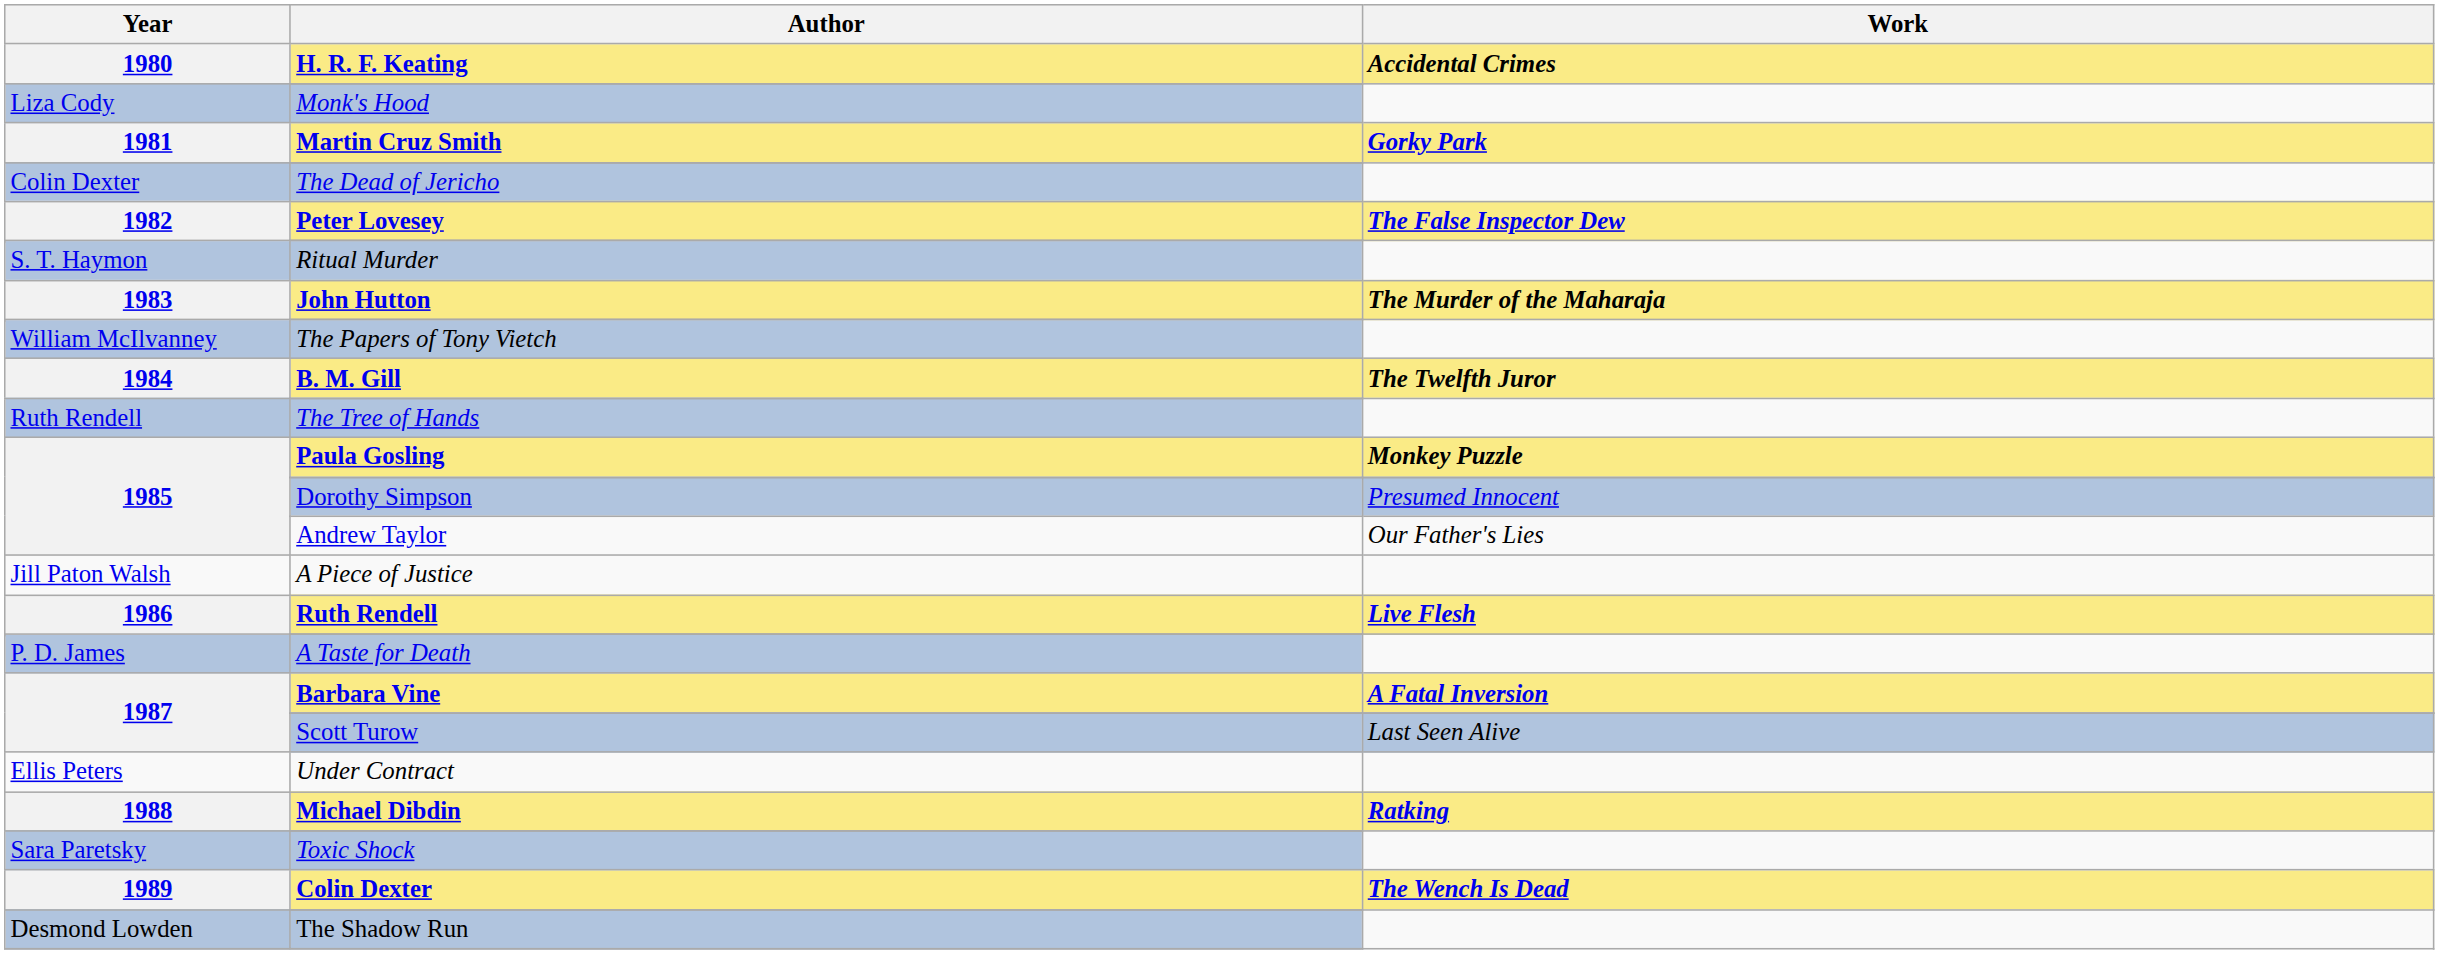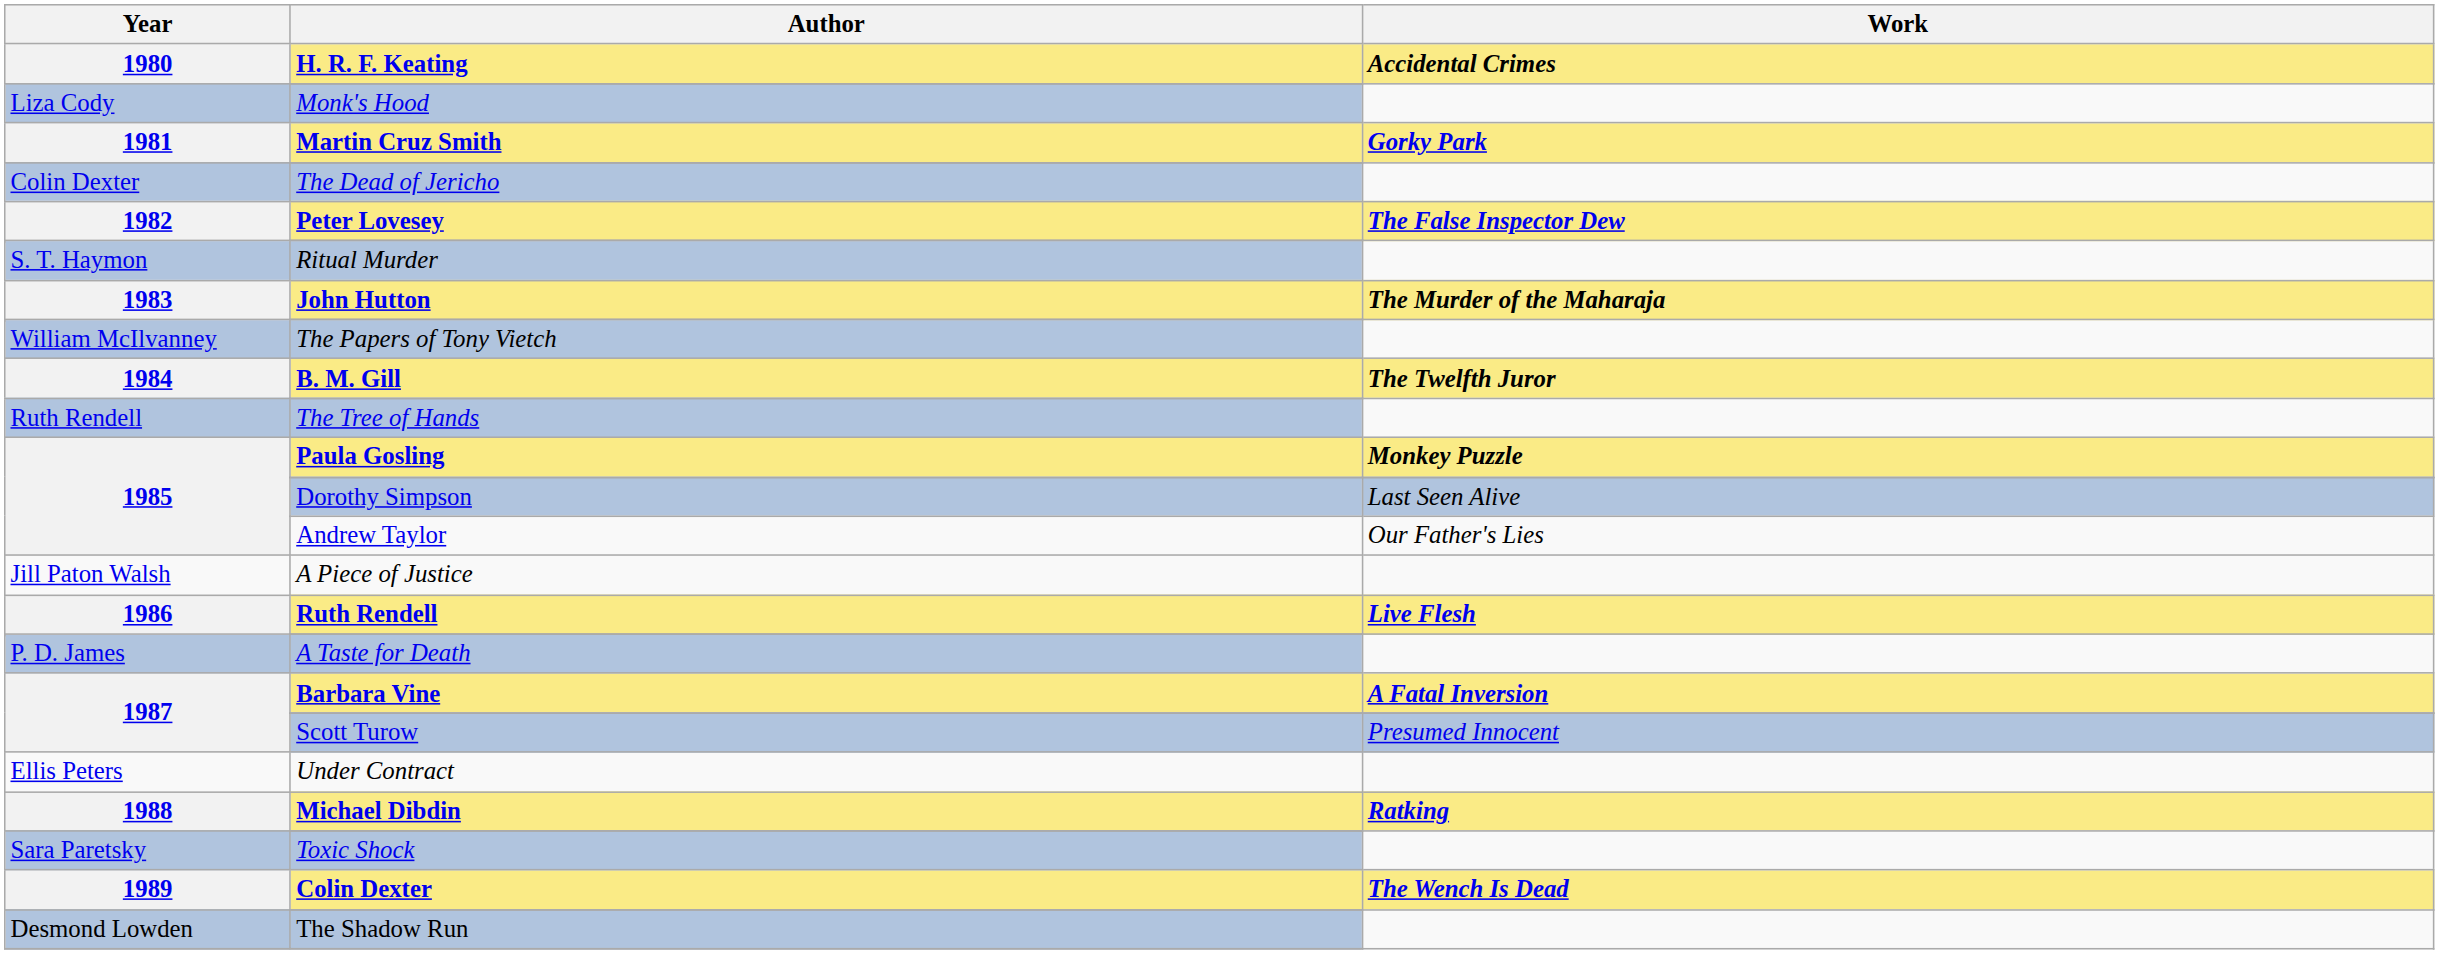(1463, 496) Presumed Innocent -> (1444, 496) Last Seen Alive
(1444, 732) Last Seen Alive -> (1463, 732) Presumed Innocent
